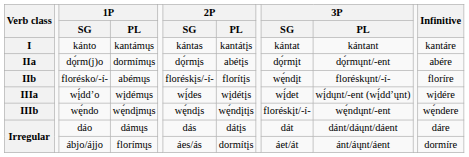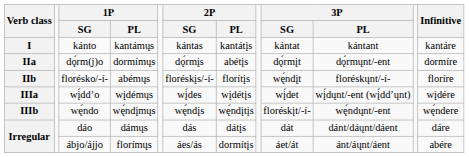(441, 62) abére -> (441, 62) dormíre
(441, 144) dormíre -> (441, 144) abére
